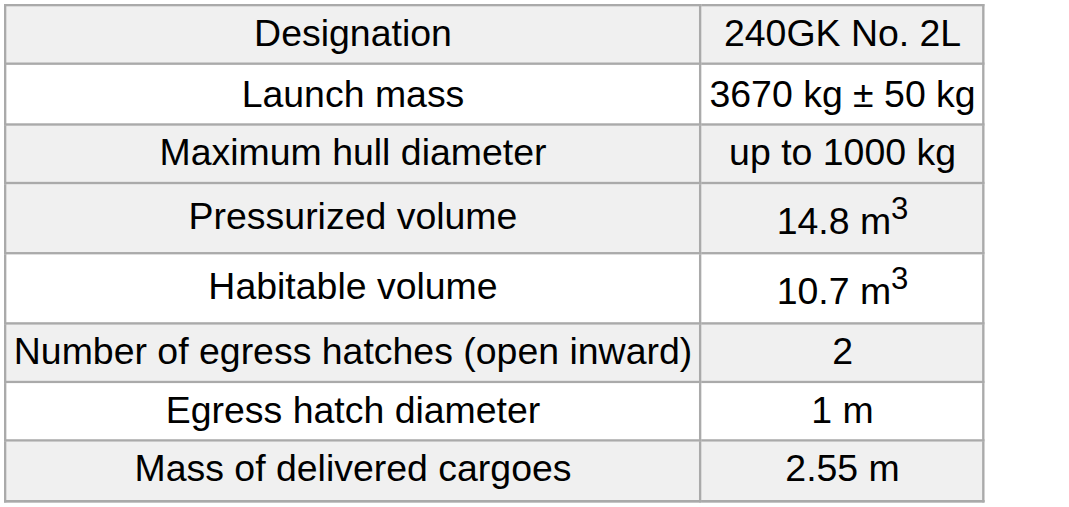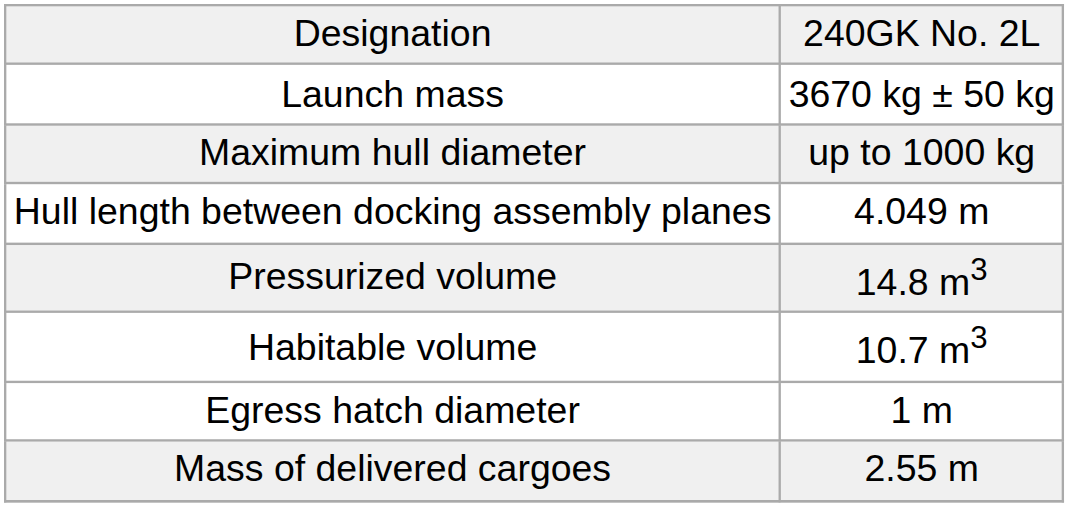+ row: (393, 212)
- row: (353, 351)
